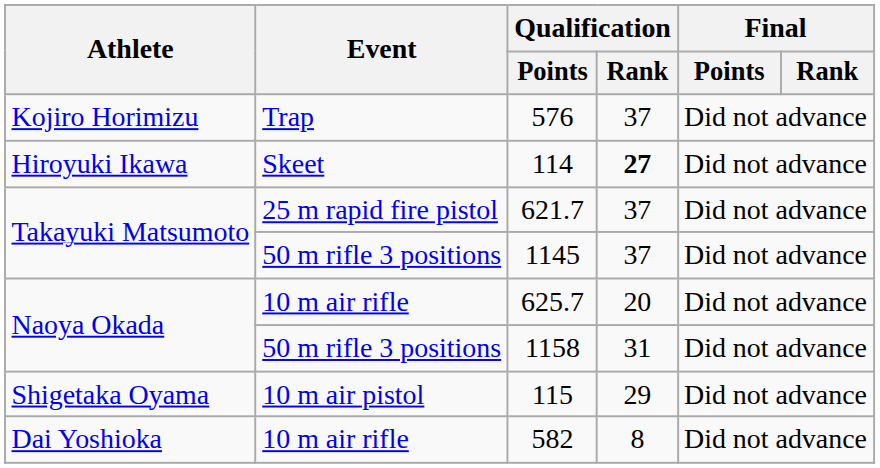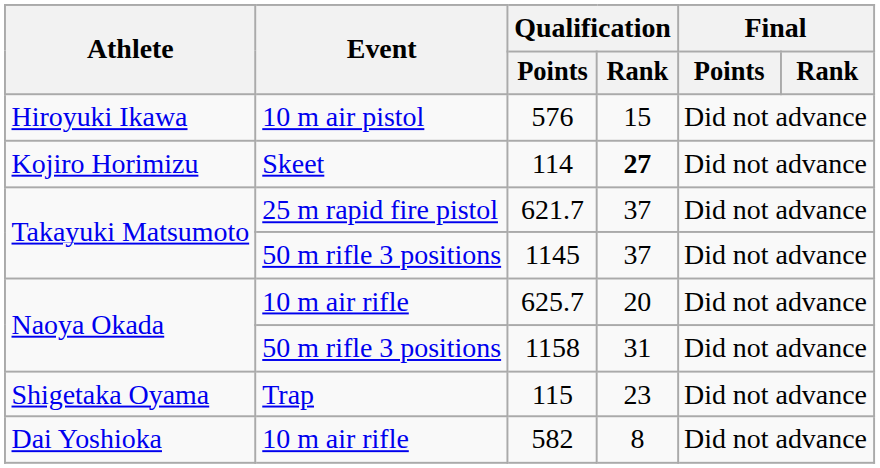(105, 117) Kojiro Horimizu -> (100, 117) Hiroyuki Ikawa
(288, 117) Trap -> (343, 117) 10 m air pistol
(637, 117) 37 -> (637, 117) 15
(100, 163) Hiroyuki Ikawa -> (105, 163) Kojiro Horimizu
(343, 394) 10 m air pistol -> (288, 394) Trap
(637, 394) 29 -> (637, 394) 23
